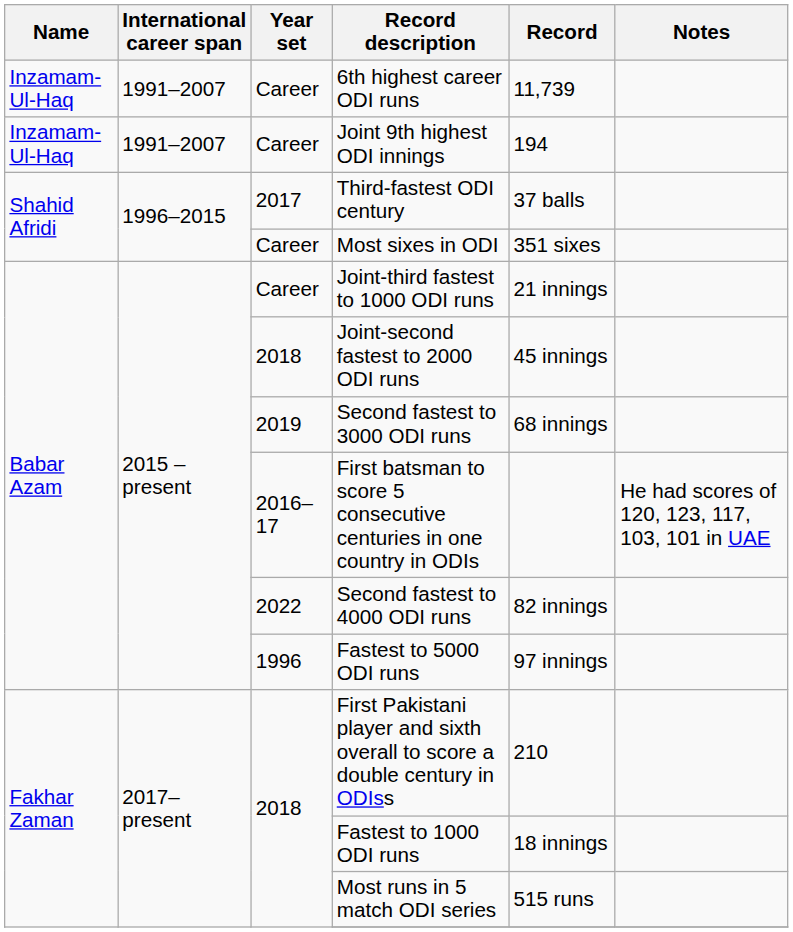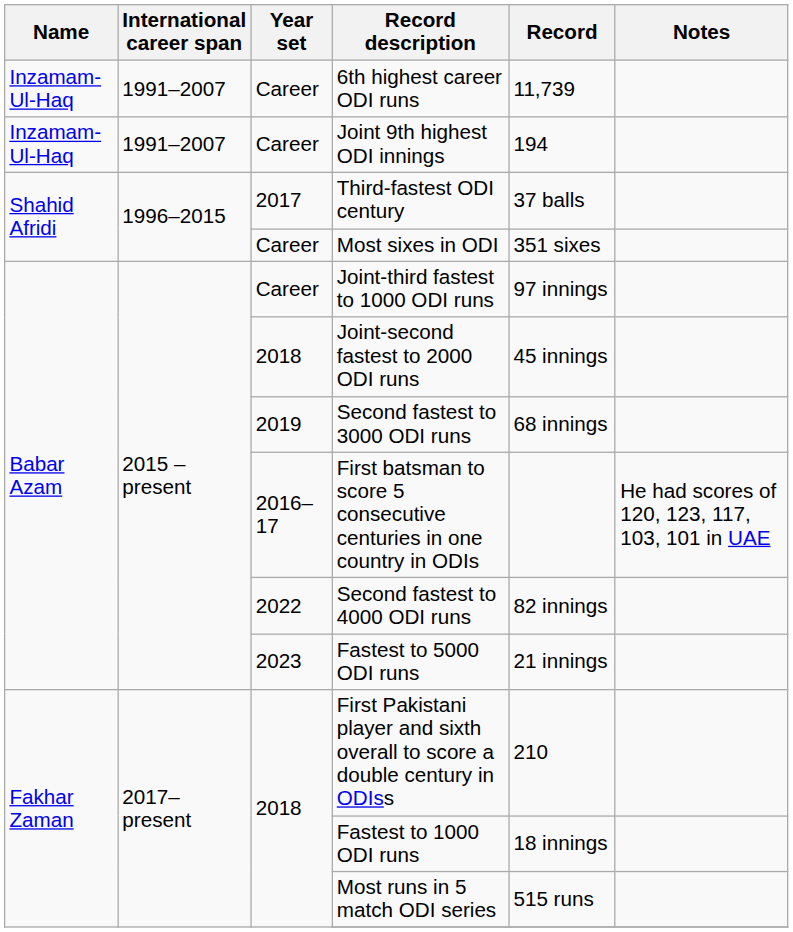(560, 289) 21 innings -> (560, 289) 97 innings
(279, 661) 1996 -> (279, 661) 2023
(560, 661) 97 innings -> (560, 661) 21 innings
